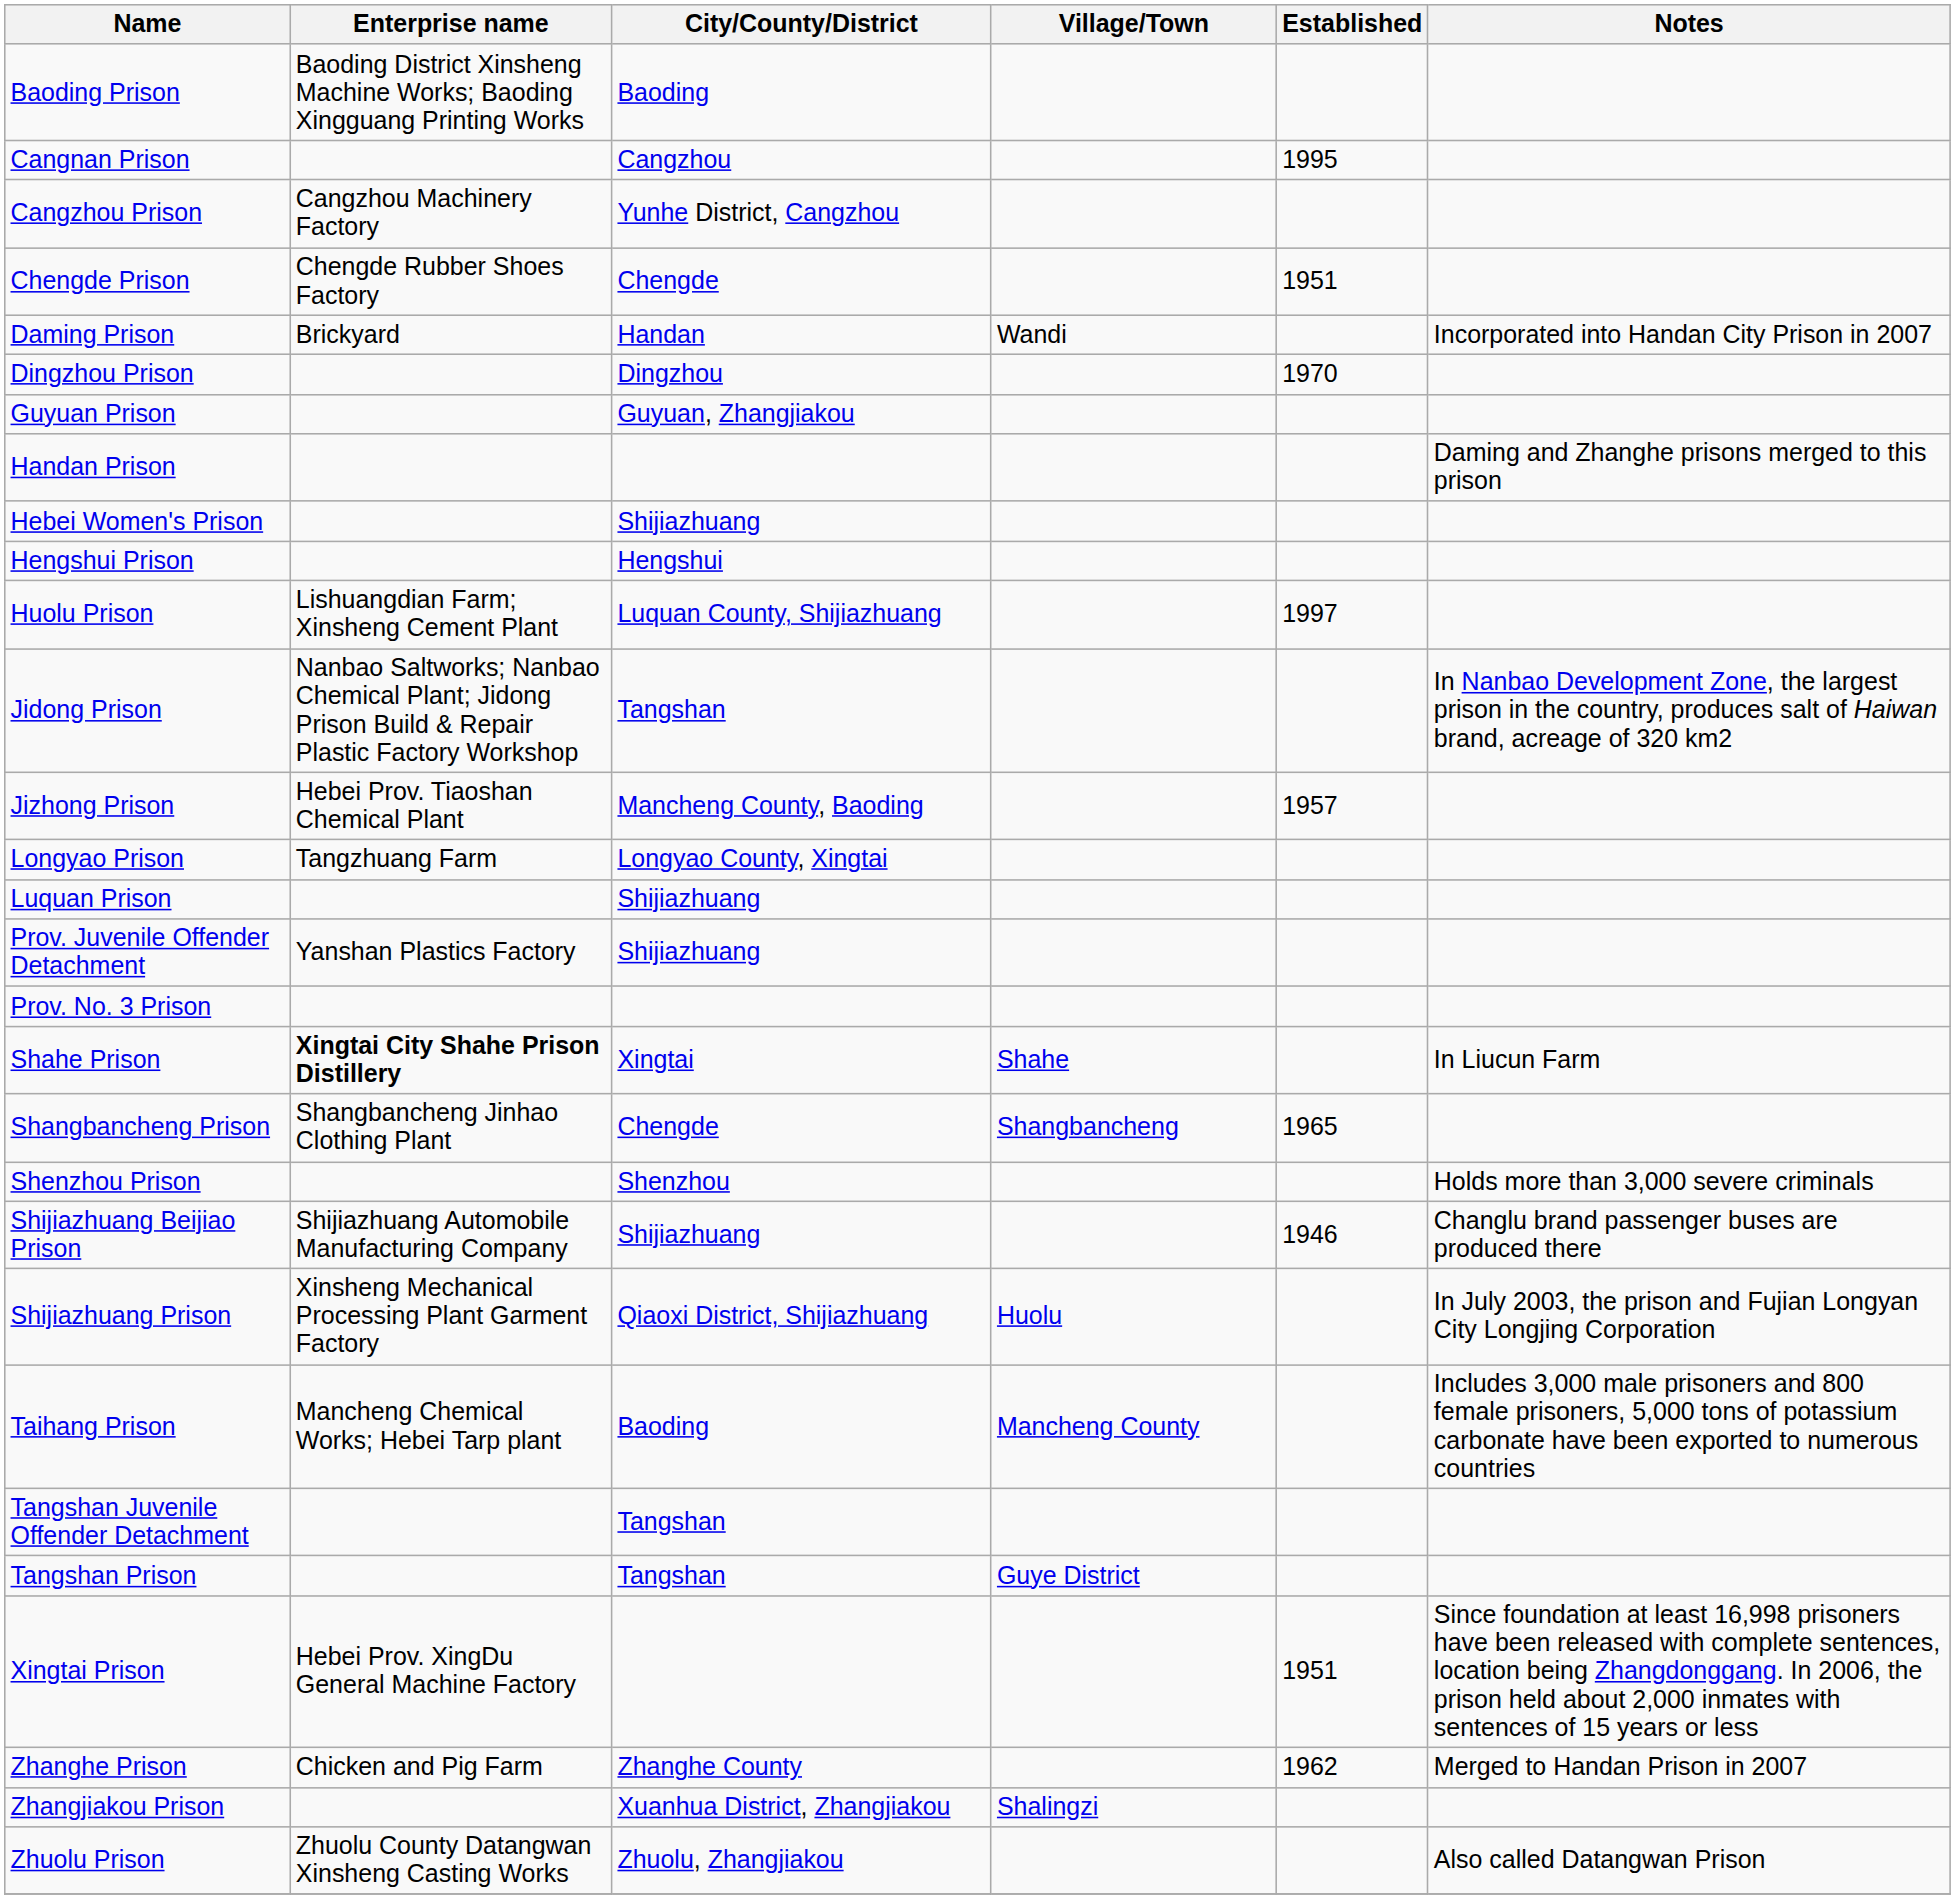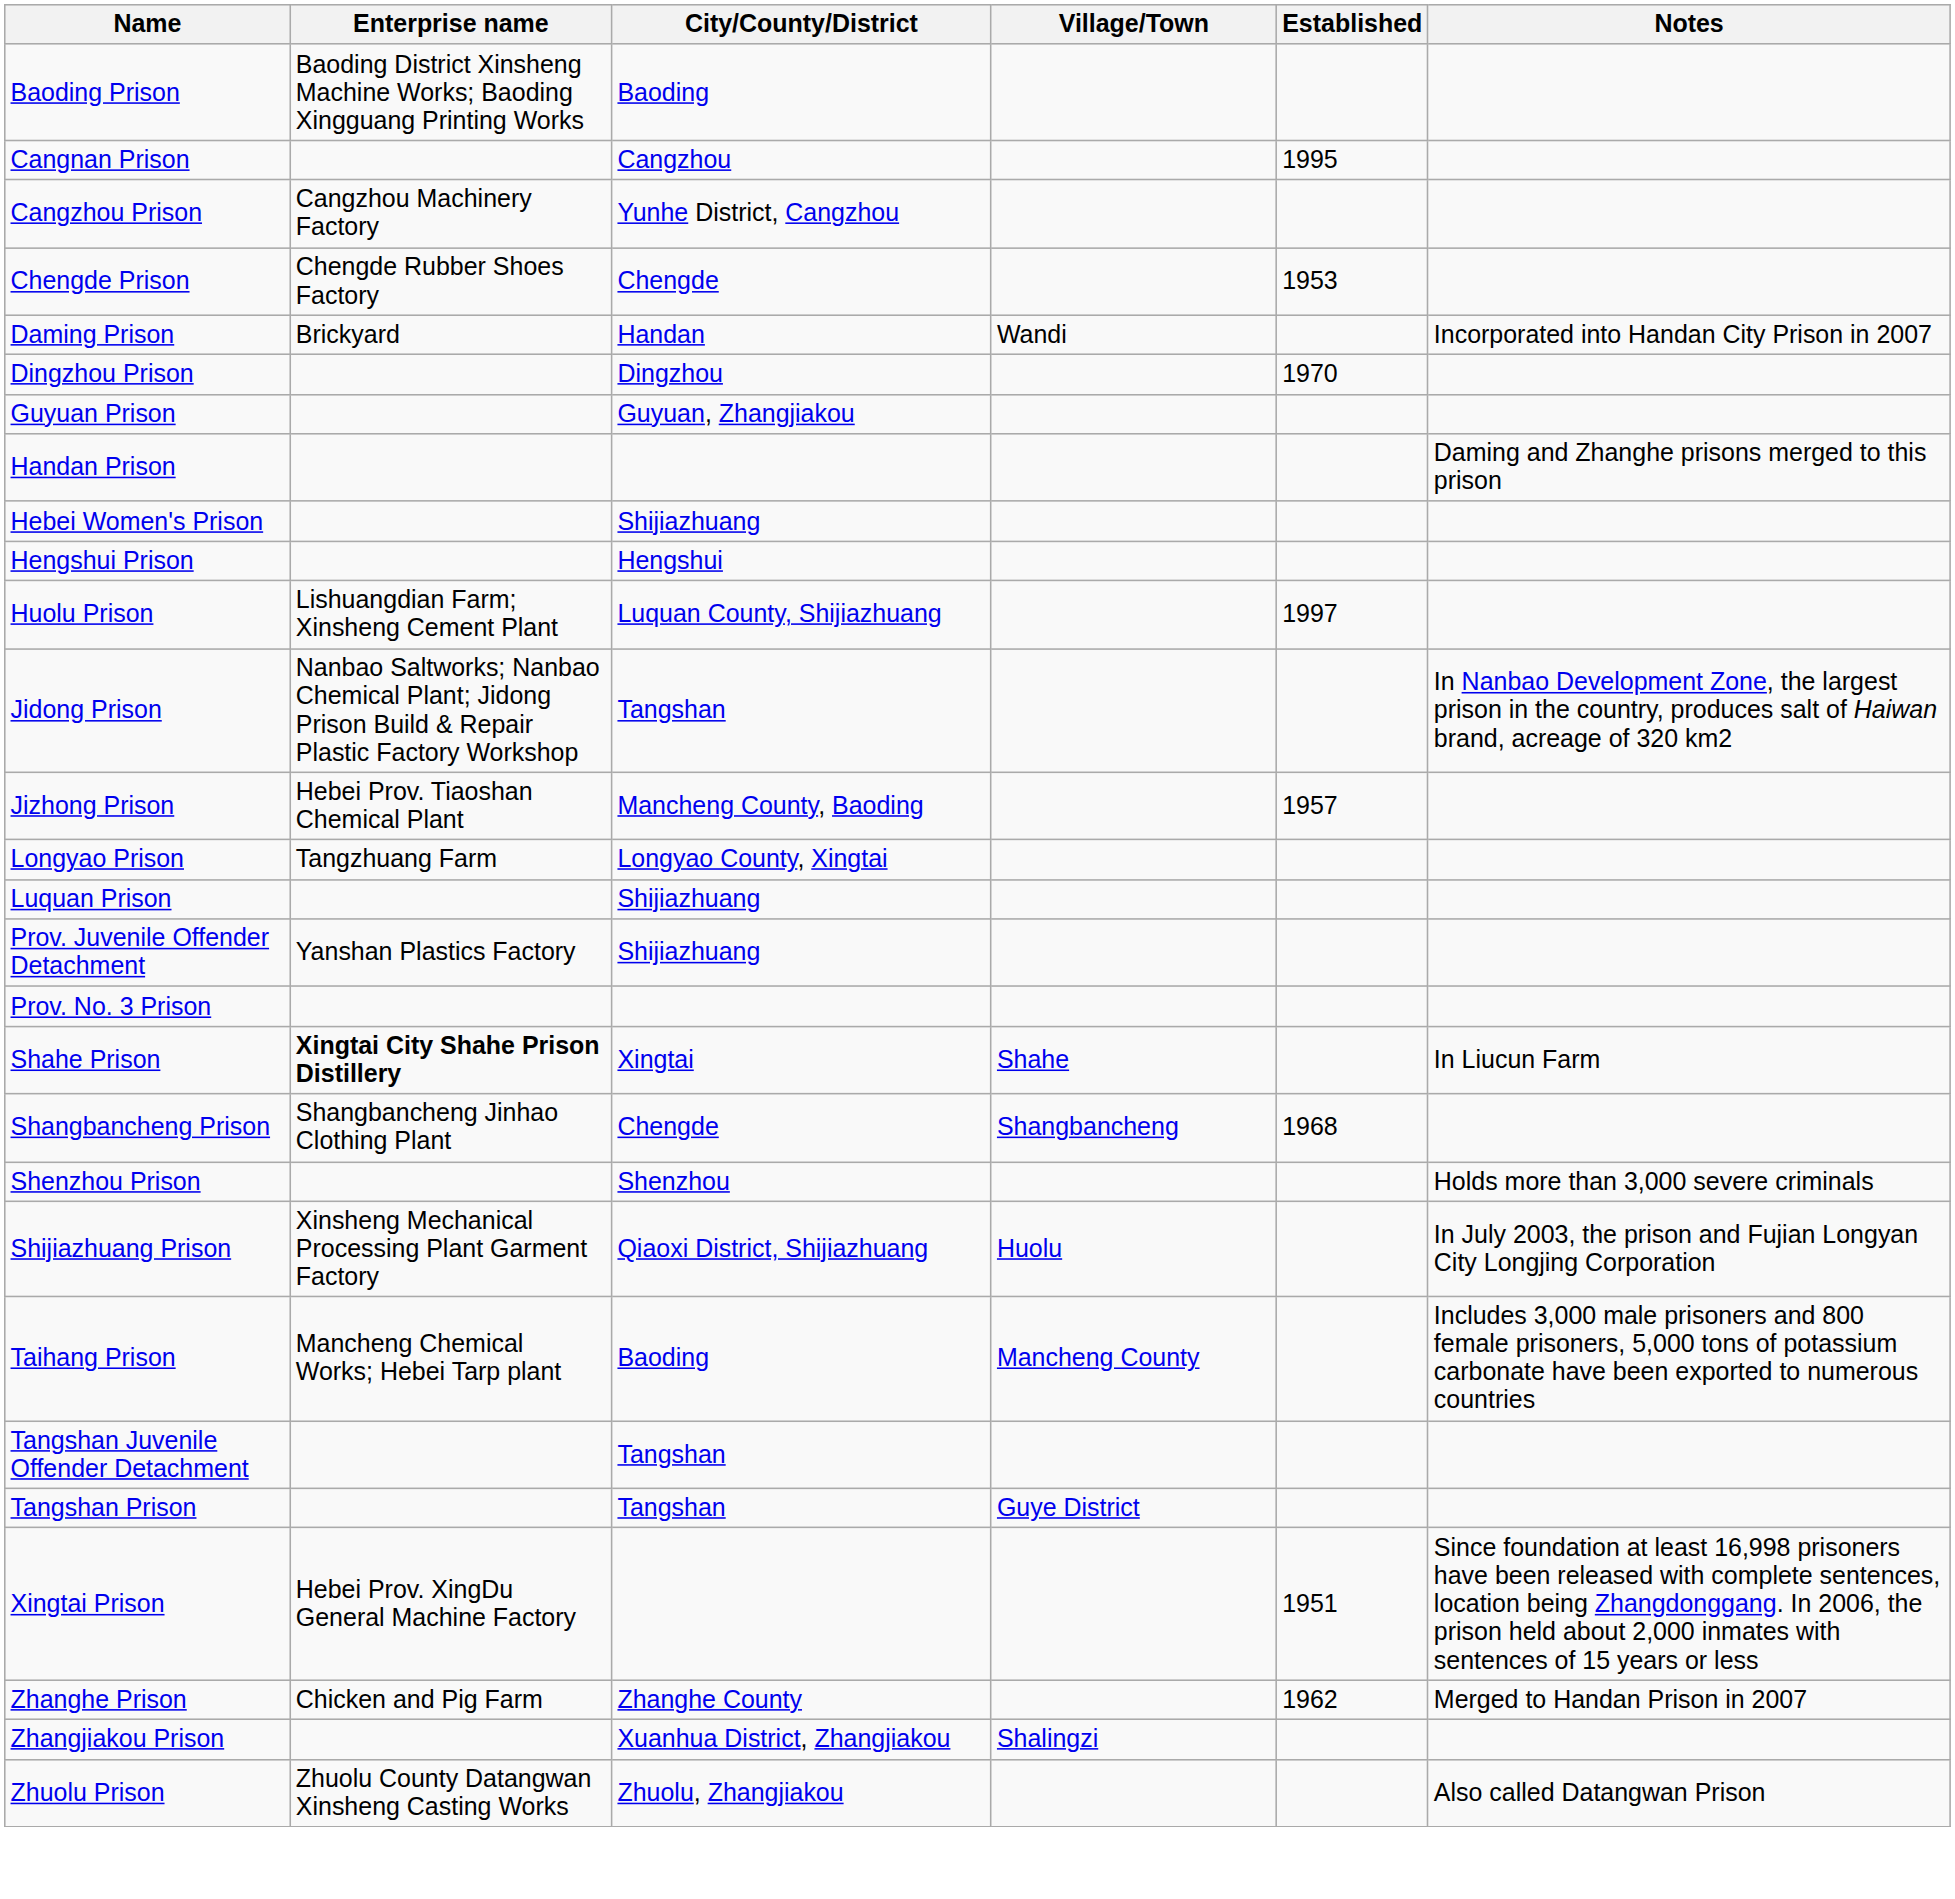(1310, 280) 1951 -> (1310, 280) 1953
(1310, 1127) 1965 -> (1310, 1127) 1968
- row: (123, 1234)
